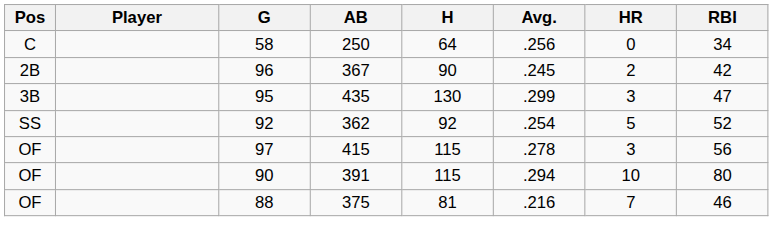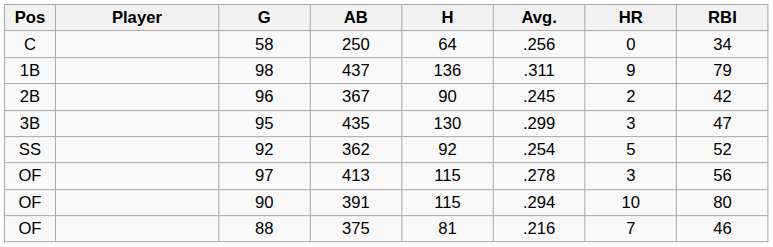+ row: (264, 70)
(356, 149) 415 -> (356, 176) 413
